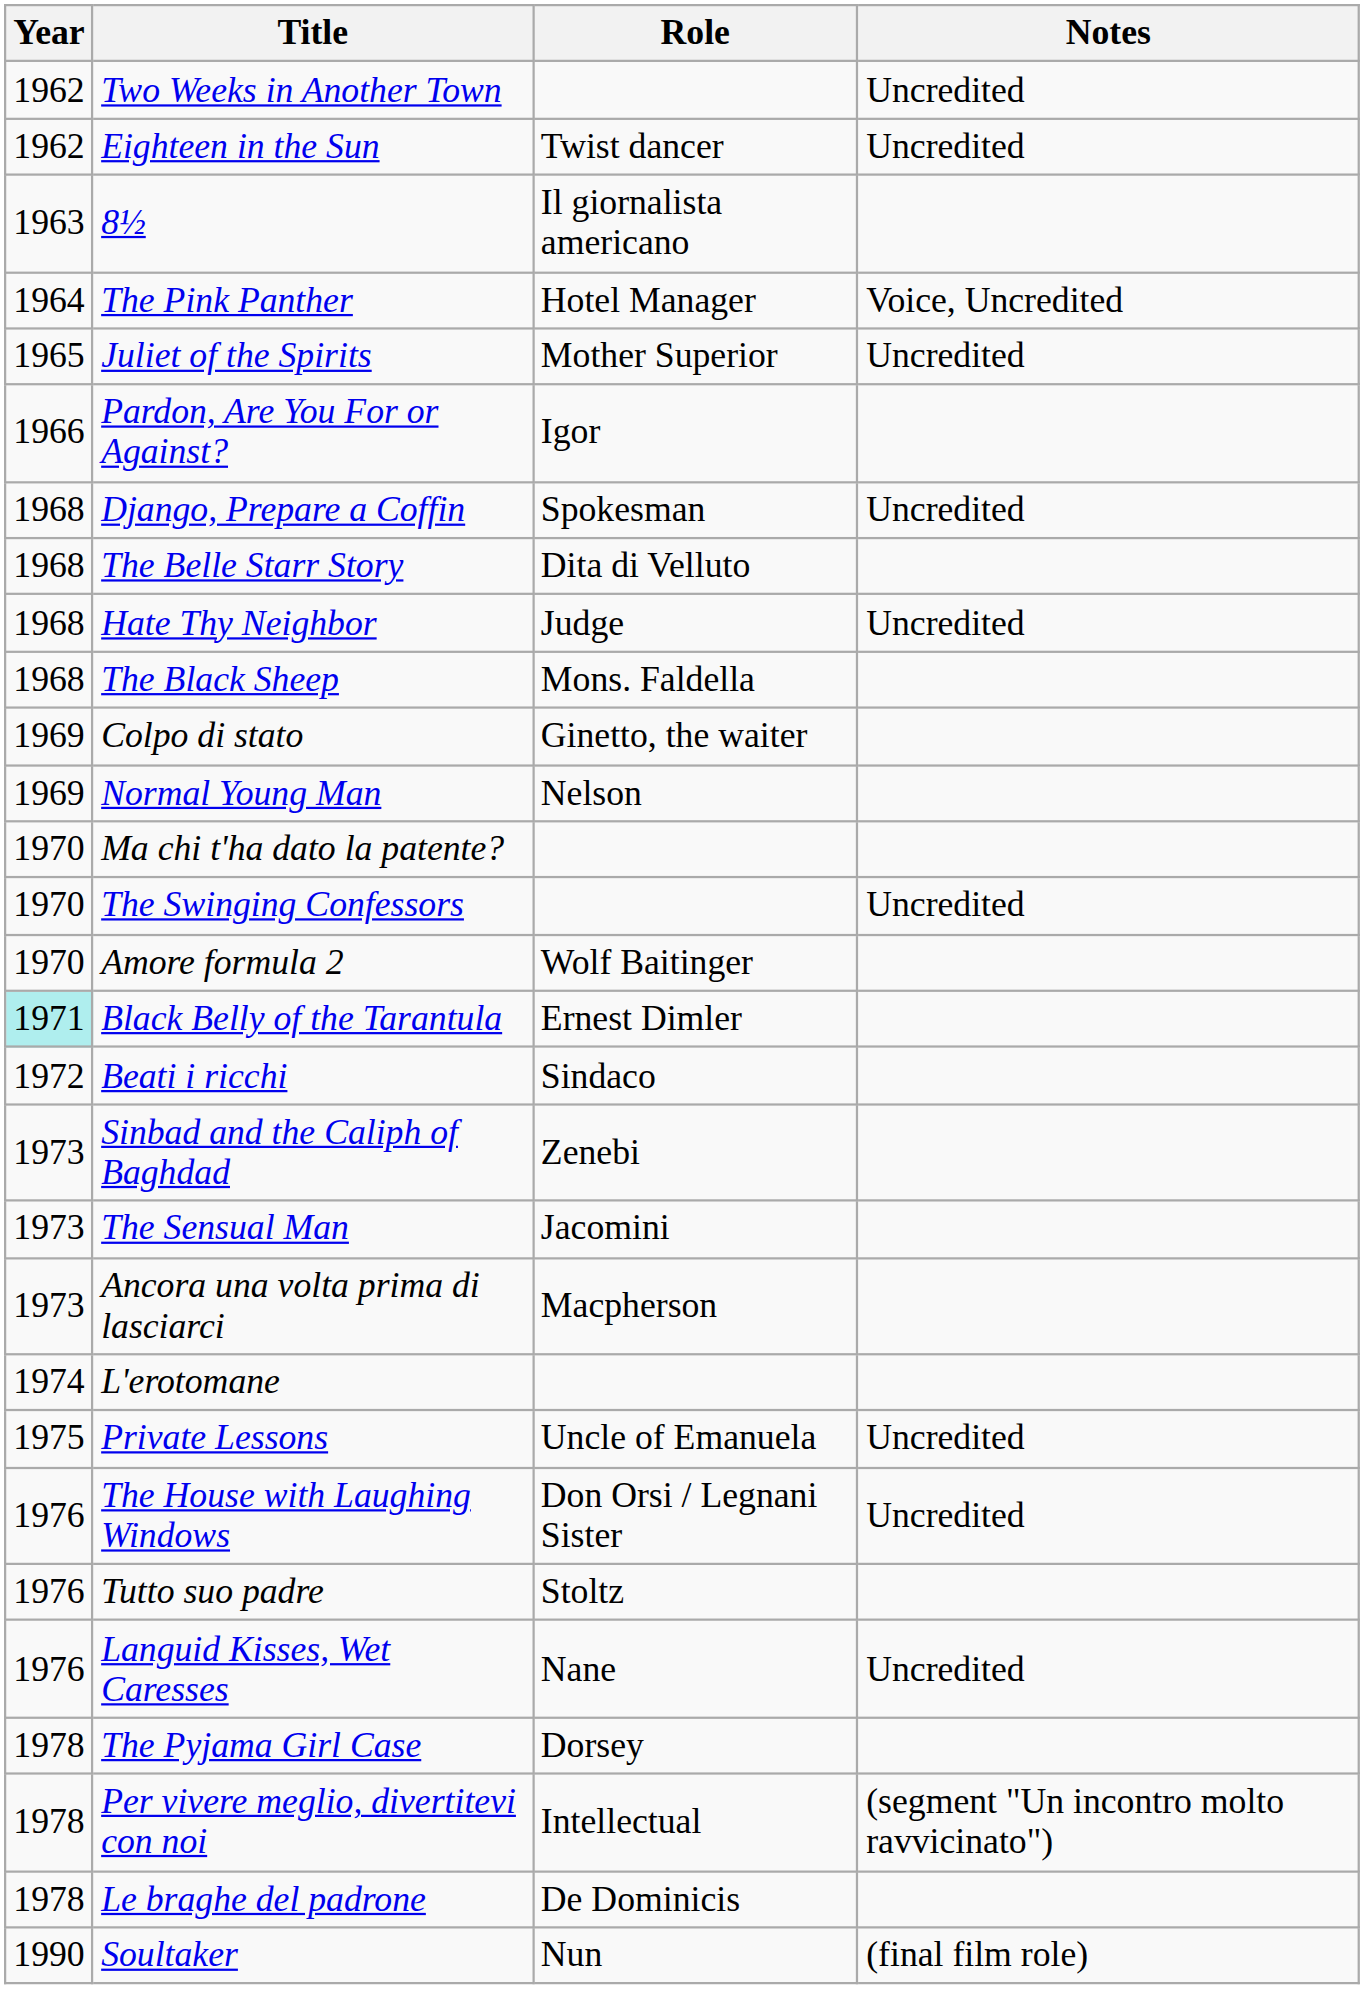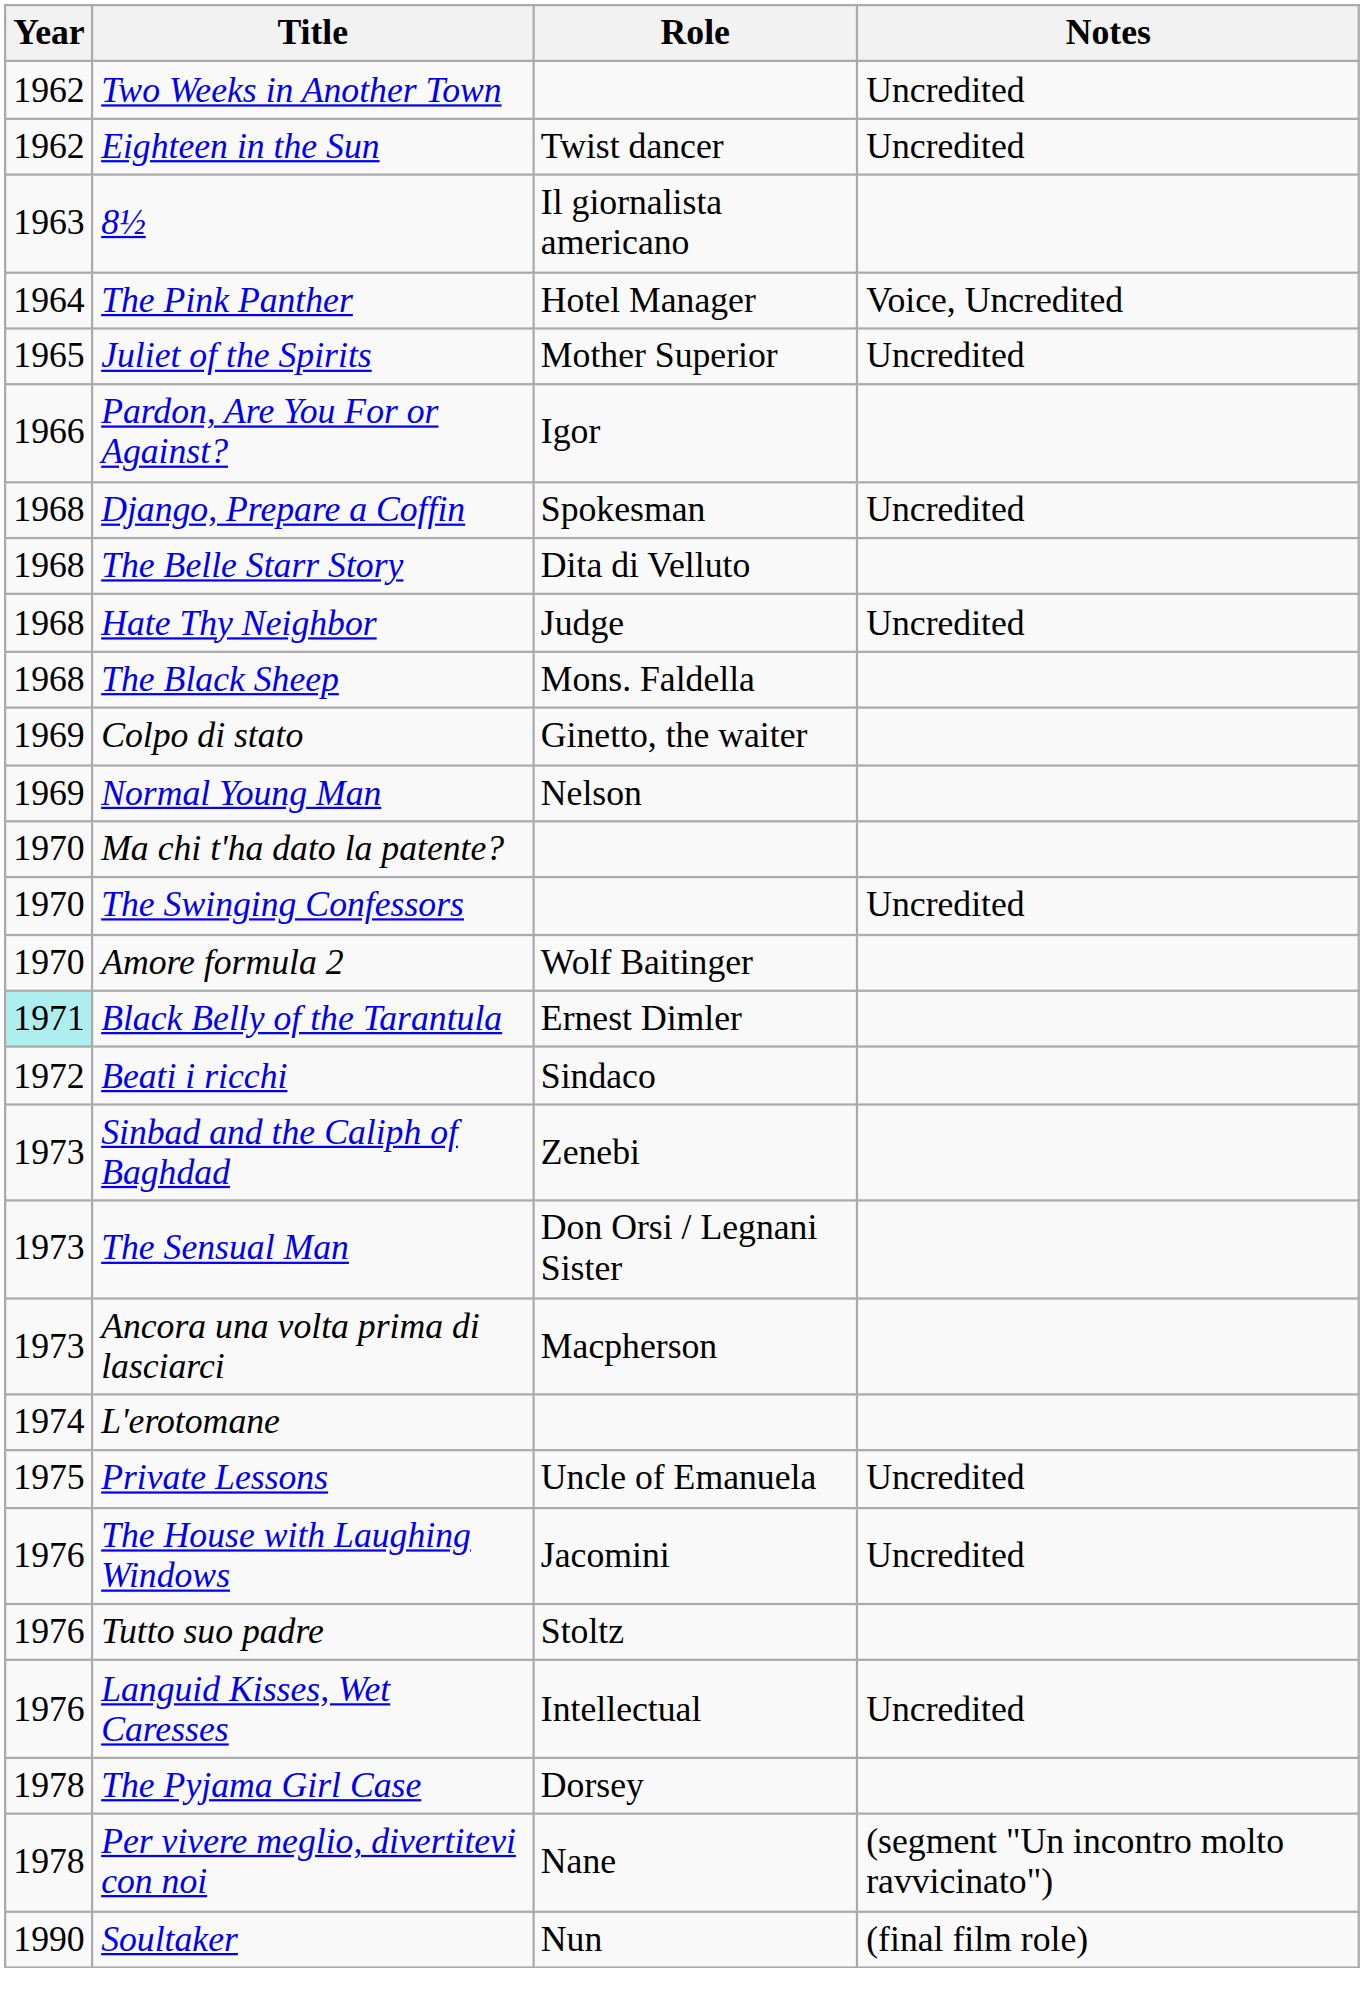(605, 1228) Jacomini -> (679, 1248) Don Orsi / Legnani Sister
(679, 1514) Don Orsi / Legnani Sister -> (605, 1555) Jacomini
(578, 1668) Nane -> (621, 1708) Intellectual
(621, 1821) Intellectual -> (578, 1861) Nane
- row: (263, 1898)
